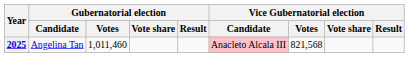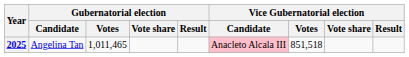(107, 45) 1,011,460 -> (107, 45) 1,011,465
(307, 45) 821,568 -> (307, 45) 851,518
